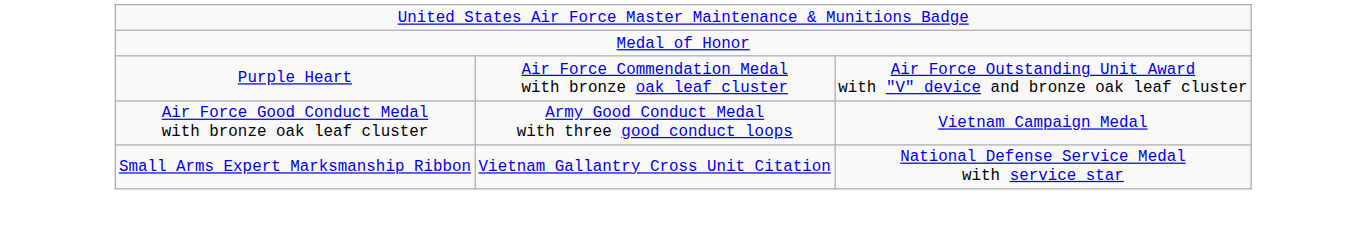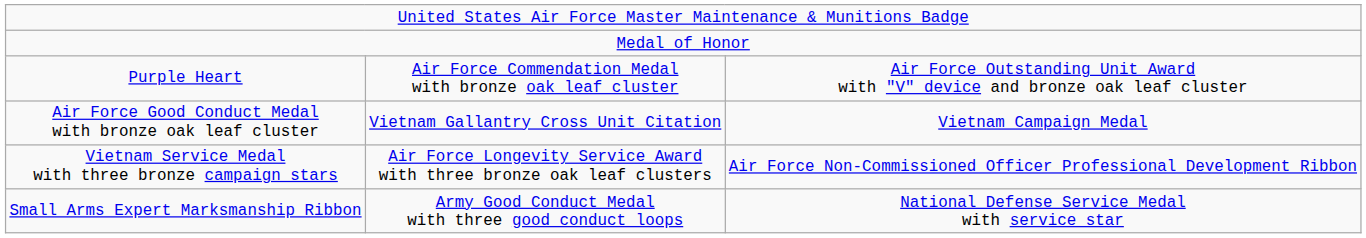(655, 123) Army Good Conduct Medal with three good conduct loops -> (545, 123) Vietnam Gallantry Cross Unit Citation
+ row: (186, 167)
(655, 167) Vietnam Gallantry Cross Unit Citation -> (545, 211) Army Good Conduct Medal with three good conduct loops
